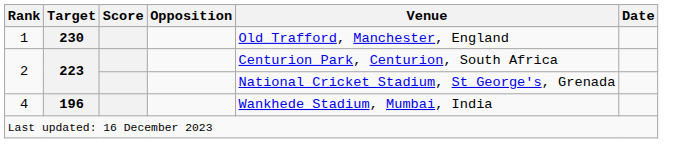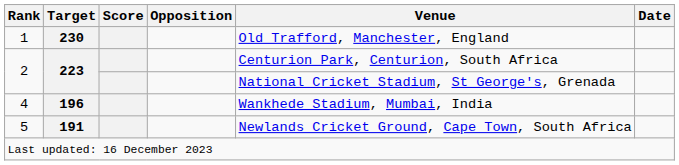+ row: (24, 127)
